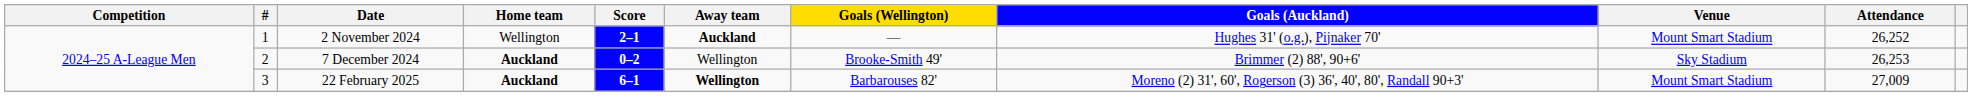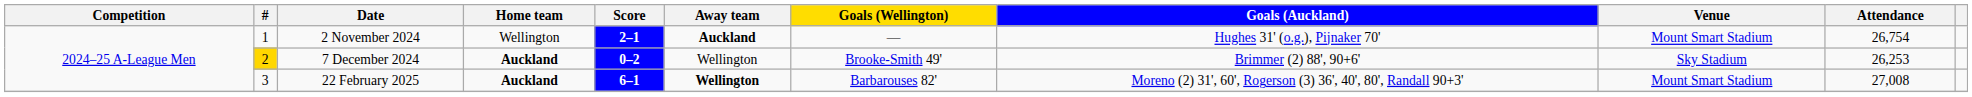(1890, 37) 26,252 -> (1890, 37) 26,754
(265, 58) no background -> (265, 58) gold background
(1890, 80) 27,009 -> (1890, 80) 27,008
